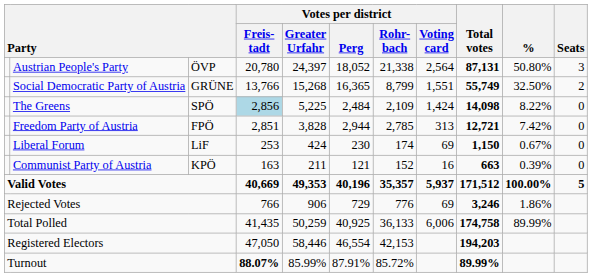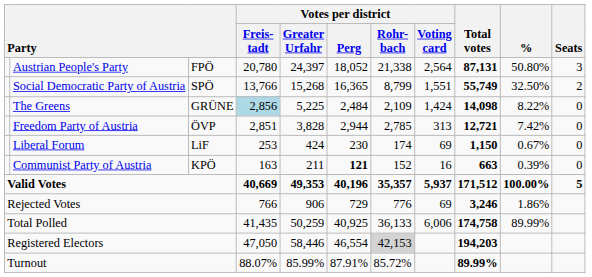(203, 67) ÖVP -> (202, 67) FPÖ
(212, 86) GRÜNE -> (202, 86) SPÖ
(202, 106) SPÖ -> (212, 106) GRÜNE
(202, 125) FPÖ -> (203, 125) ÖVP
(361, 164) normal -> (359, 164) bold
(397, 243) no background -> (395, 243) lightgrey background
(259, 262) bold -> (258, 262) normal
